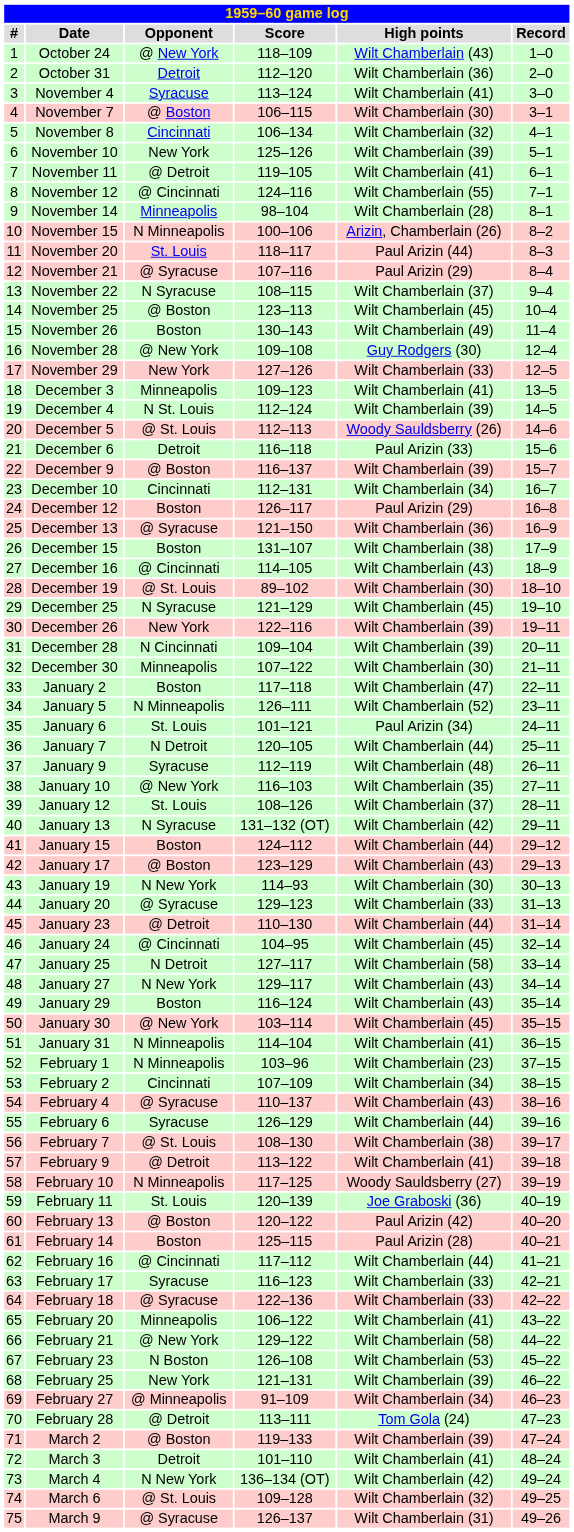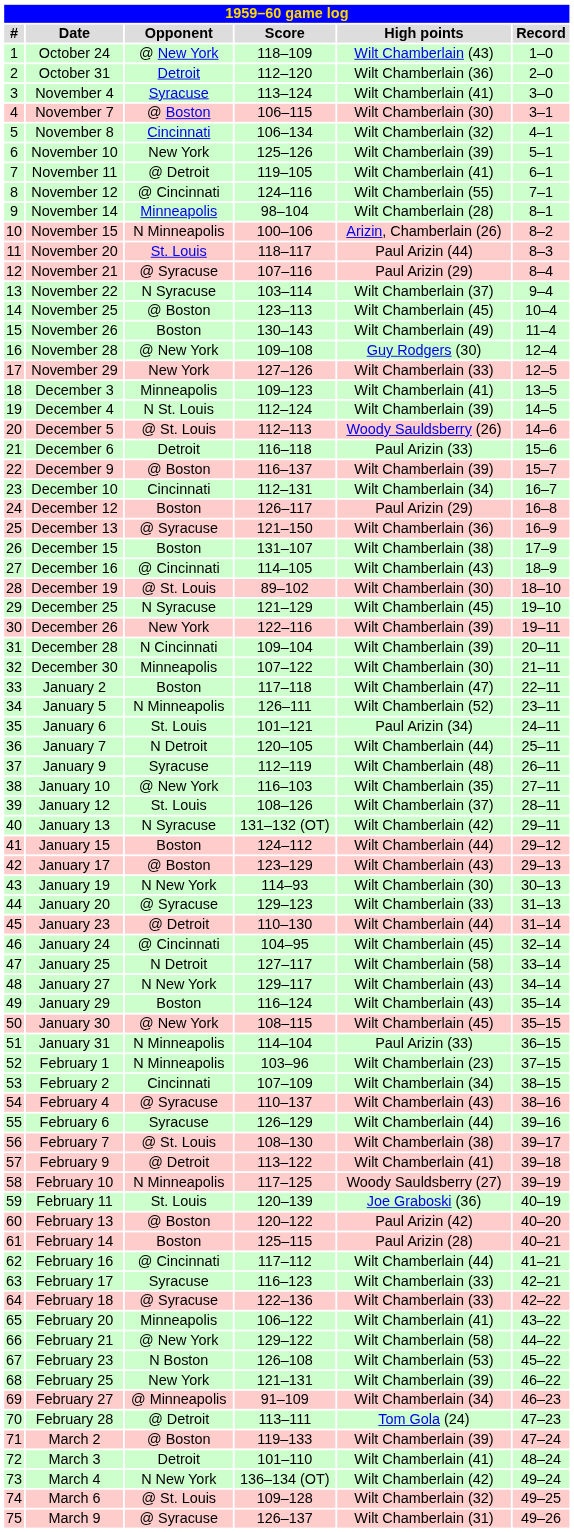(285, 291) 108–115 -> (285, 291) 103–114
(285, 1023) 103–114 -> (285, 1023) 108–115
(424, 1043) Wilt Chamberlain (41) -> (424, 1043) Paul Arizin (33)
